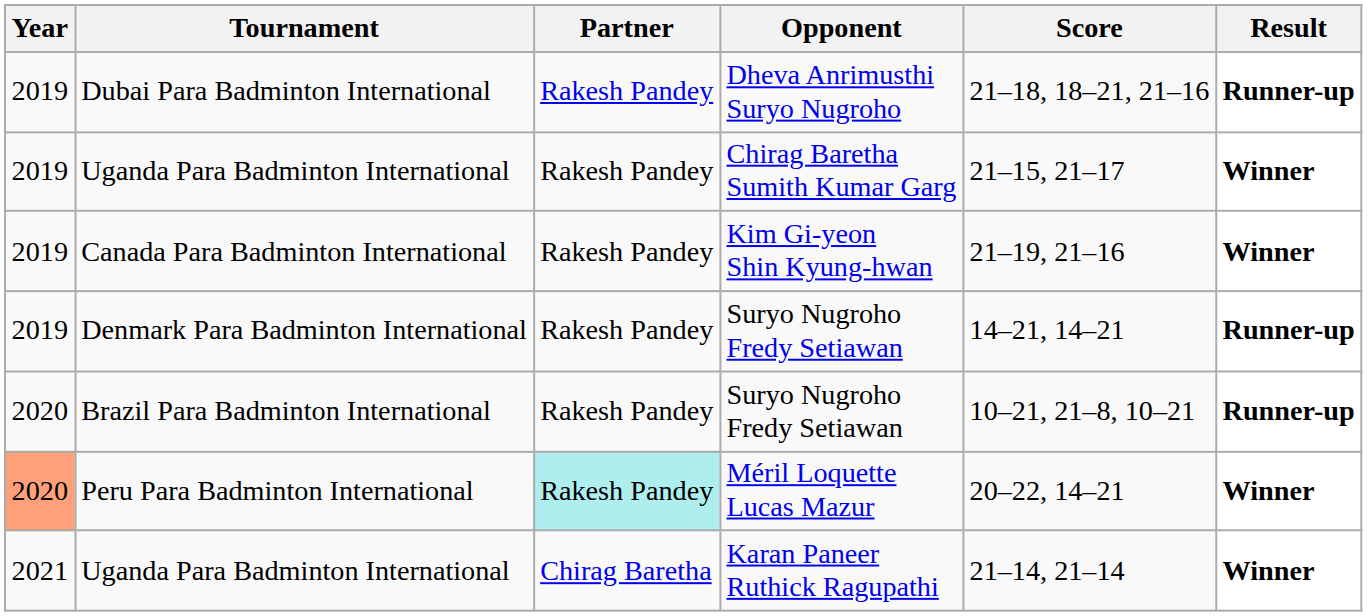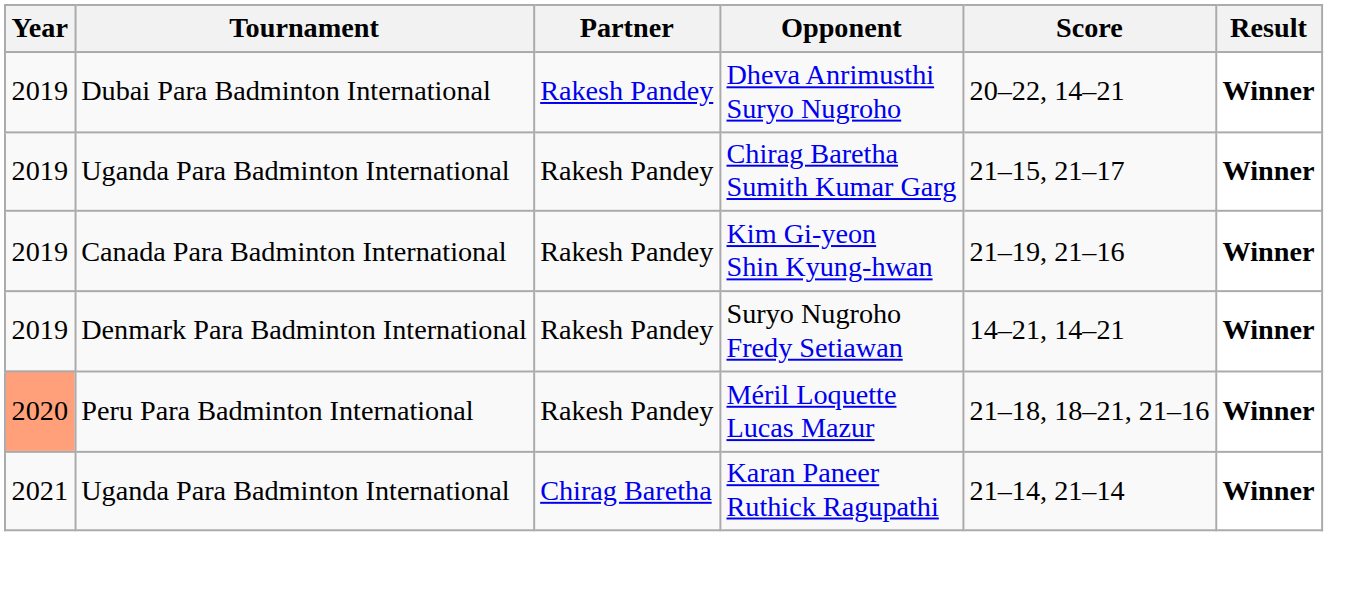(1089, 91) 21–18, 18–21, 21–16 -> (1047, 91) 20–22, 14–21
(1289, 91) Runner-up -> (1269, 91) Winner
(1289, 330) Runner-up -> (1269, 330) Winner
- row: (286, 410)
(627, 490) paleturquoise background -> (627, 410) no background
(1047, 490) 20–22, 14–21 -> (1089, 410) 21–18, 18–21, 21–16
